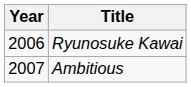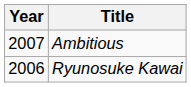rows swapped: (117, 43) <-> (88, 69)
